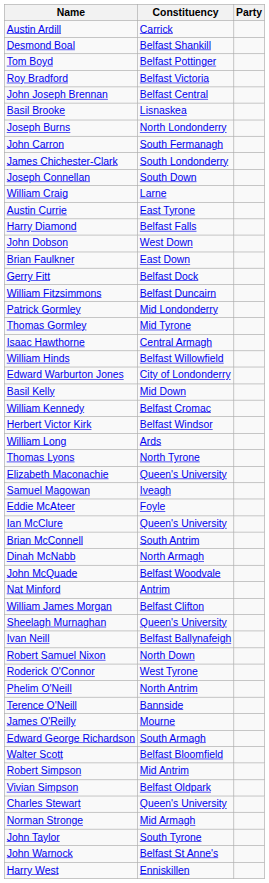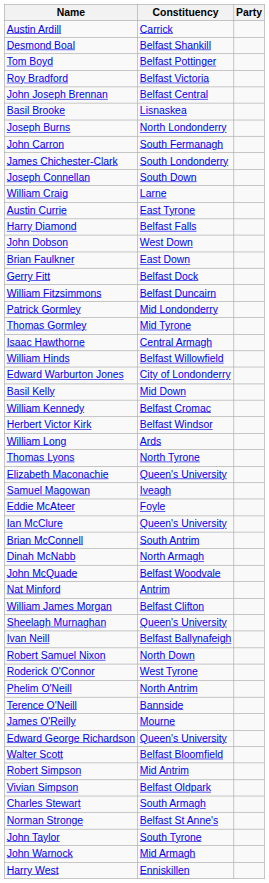(173, 738) South Armagh -> (183, 738) Queen's University
(183, 804) Queen's University -> (173, 804) South Armagh
(168, 820) Mid Armagh -> (179, 820) Belfast St Anne's
(179, 853) Belfast St Anne's -> (168, 853) Mid Armagh
